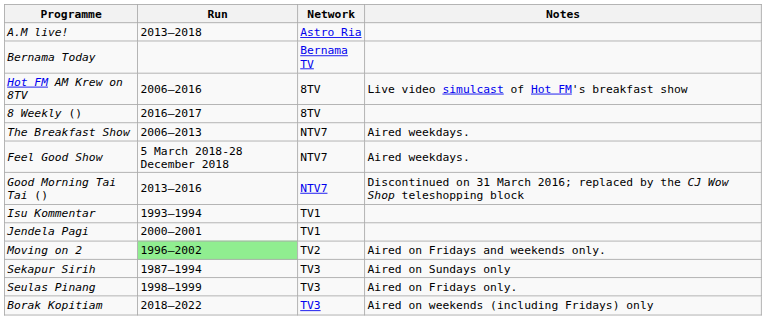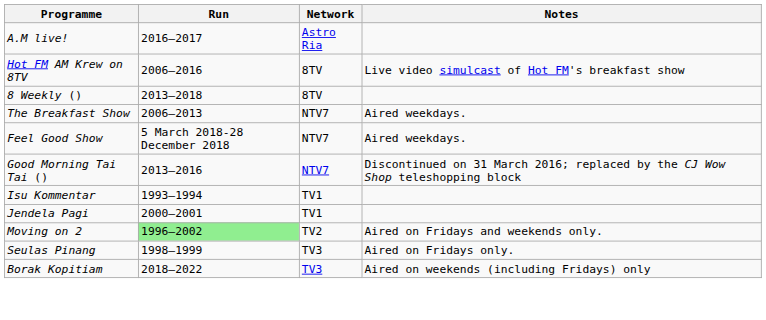(171, 32) 2013–2018 -> (172, 39) 2016–2017
- row: (51, 57)
(171, 113) 2016–2017 -> (172, 95) 2013–2018
- row: (51, 269)
